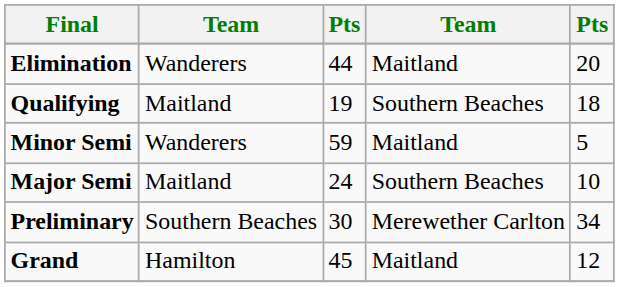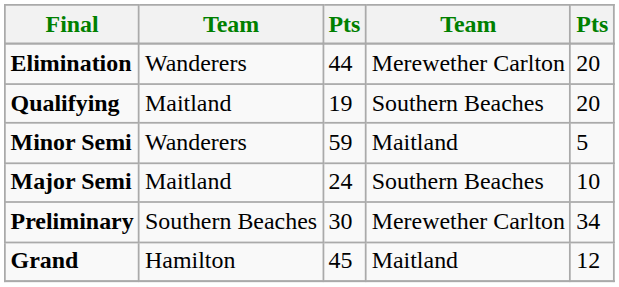(415, 63) Maitland -> (468, 63) Merewether Carlton
(588, 102) 18 -> (588, 102) 20
